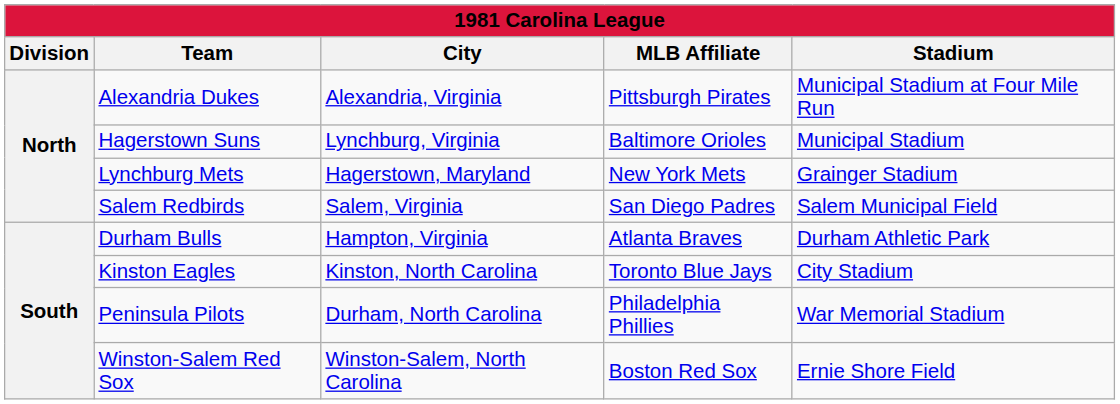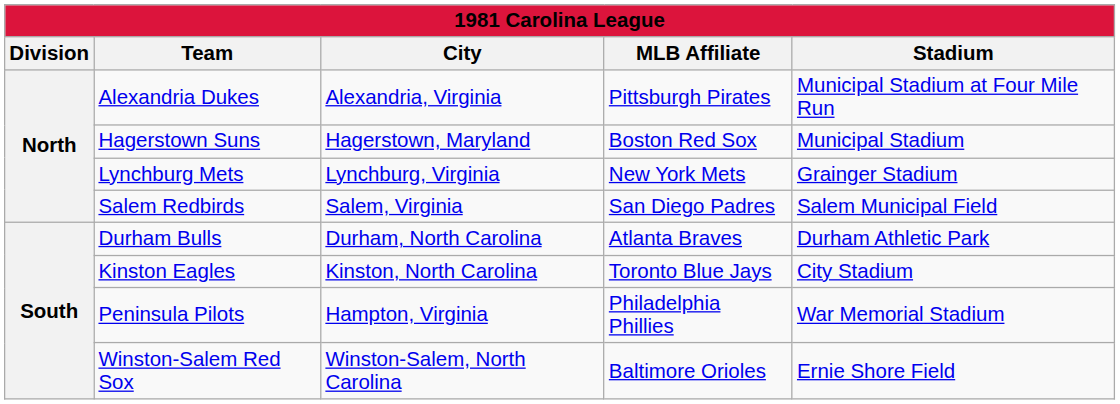(412, 141) Lynchburg, Virginia -> (428, 141) Hagerstown, Maryland
(687, 141) Baltimore Orioles -> (683, 141) Boston Red Sox
(428, 173) Hagerstown, Maryland -> (412, 173) Lynchburg, Virginia
(407, 238) Hampton, Virginia -> (434, 238) Durham, North Carolina
(434, 315) Durham, North Carolina -> (407, 315) Hampton, Virginia
(683, 370) Boston Red Sox -> (687, 370) Baltimore Orioles
